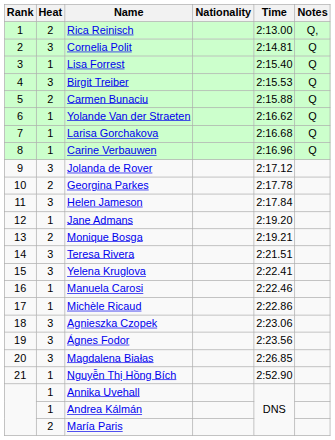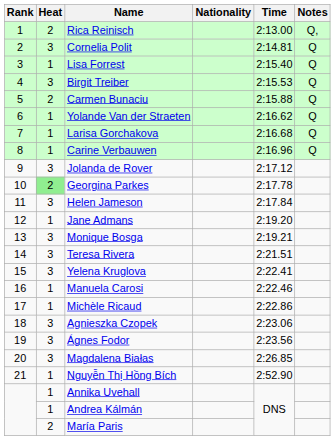(50, 185) no background -> (50, 185) lightgreen background
(50, 237) 2 -> (50, 237) 3
